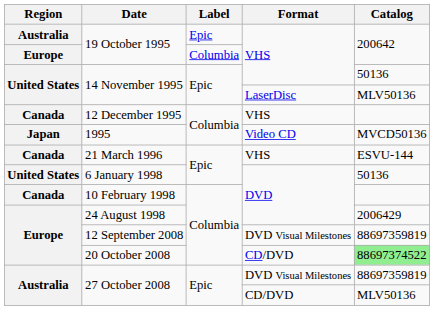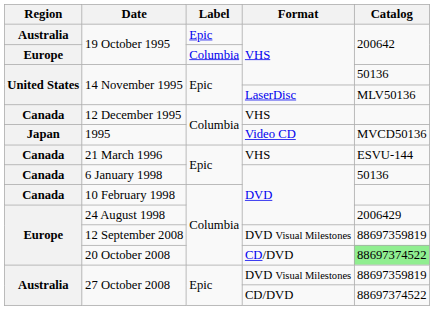(43, 174) United States -> (43, 174) Canada
(386, 295) MLV50136 -> (392, 295) 88697374522
